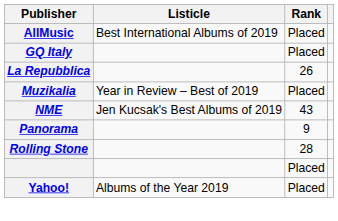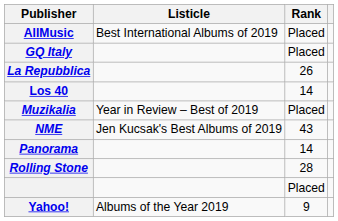+ row: (49, 91)
(306, 129) 9 -> (306, 149) 14
(306, 187) Placed -> (306, 206) 9
